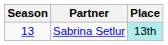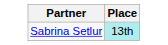- column: (28, 13)
